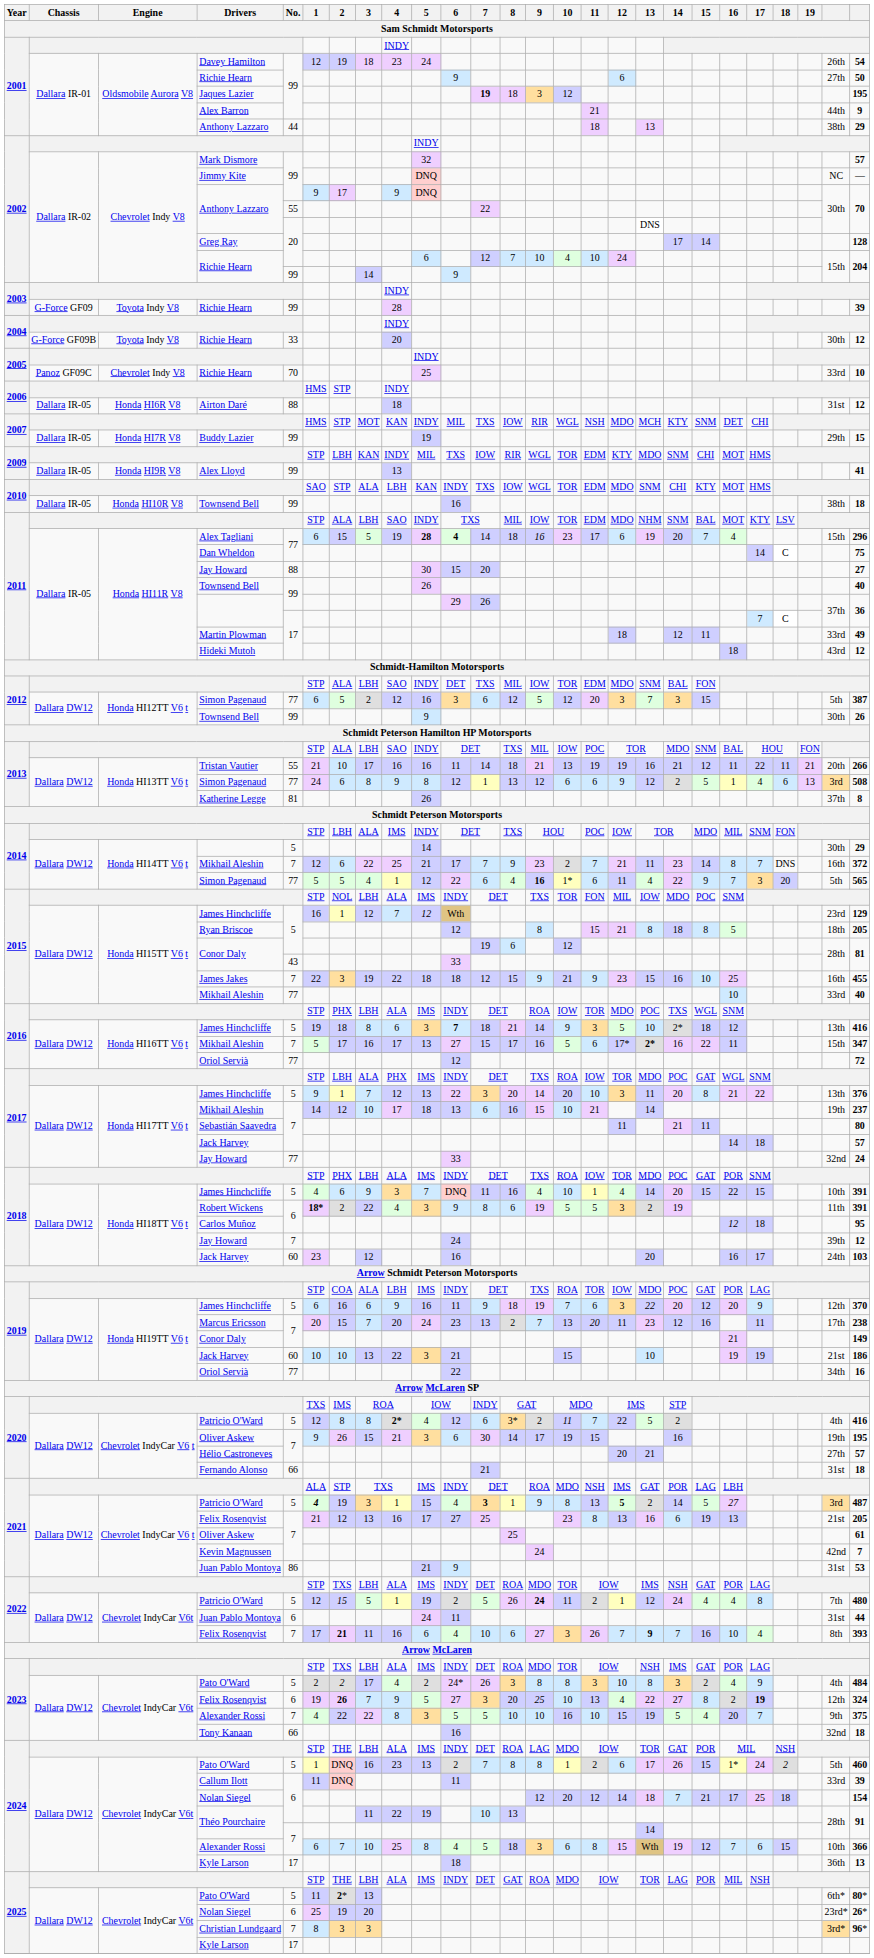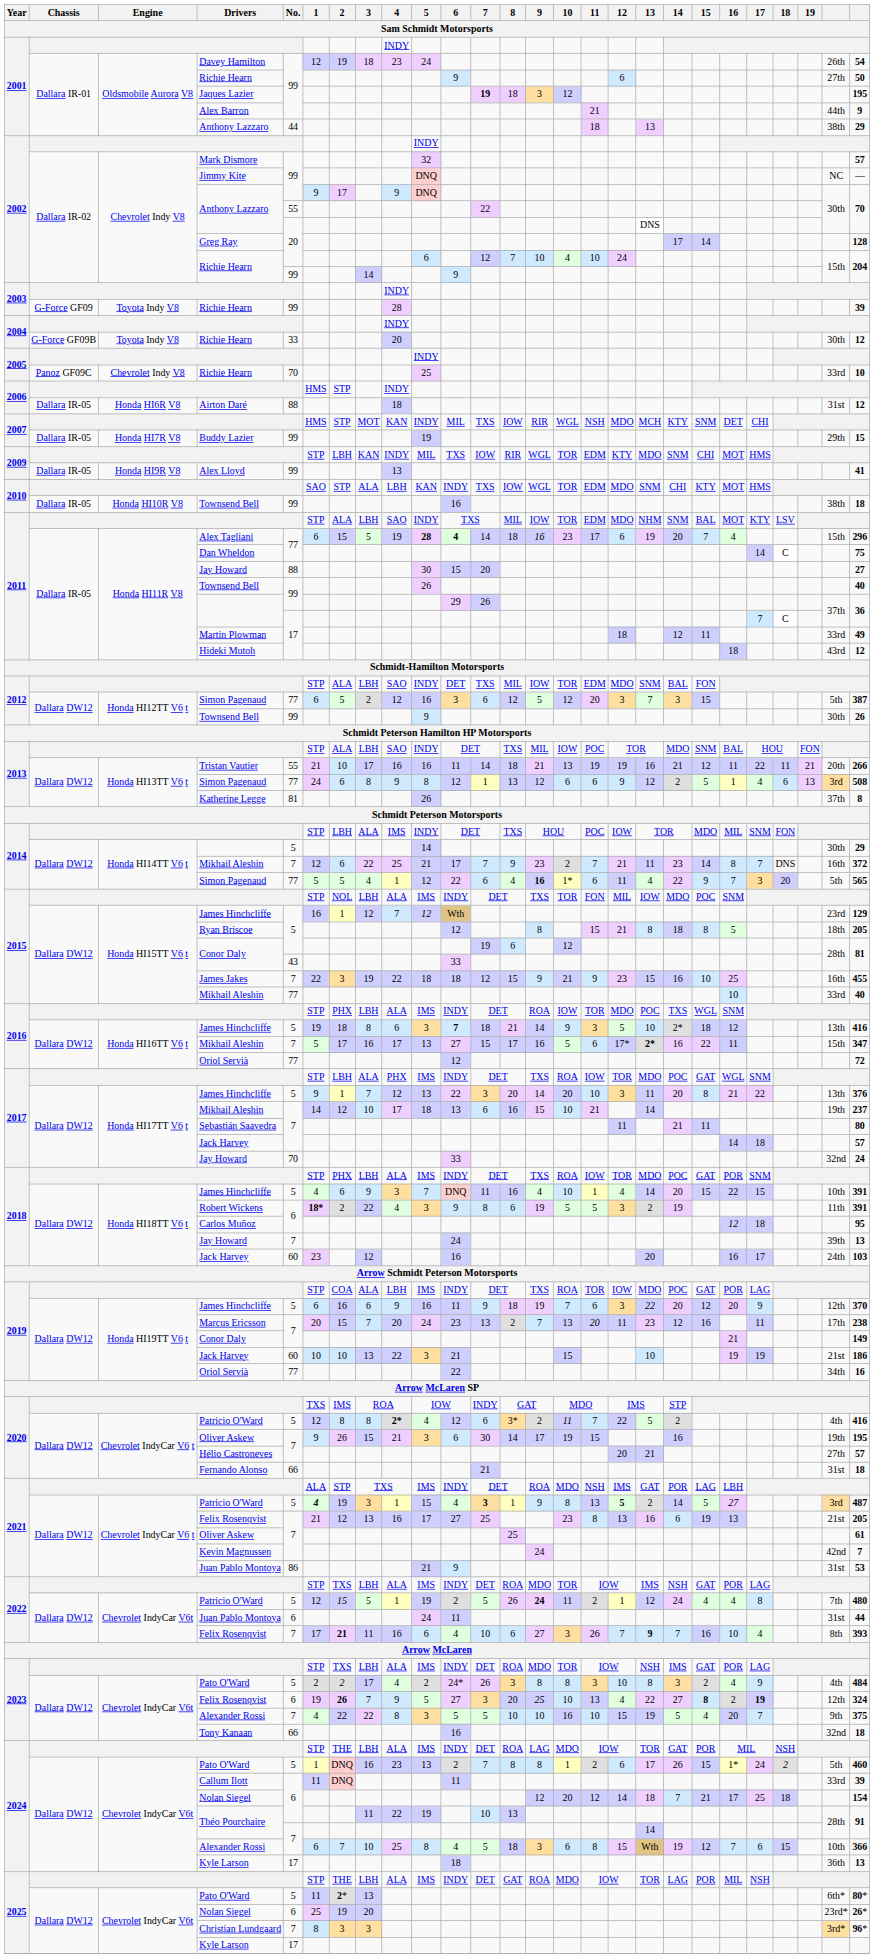(293, 1158) 77 -> (293, 1158) 70
(860, 1240) 12 -> (860, 1240) 13
(706, 1699) normal -> (706, 1699) bold
